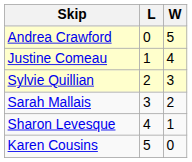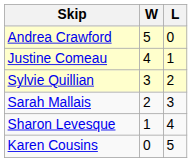columns swapped: (175, 15) <-> (152, 15)
